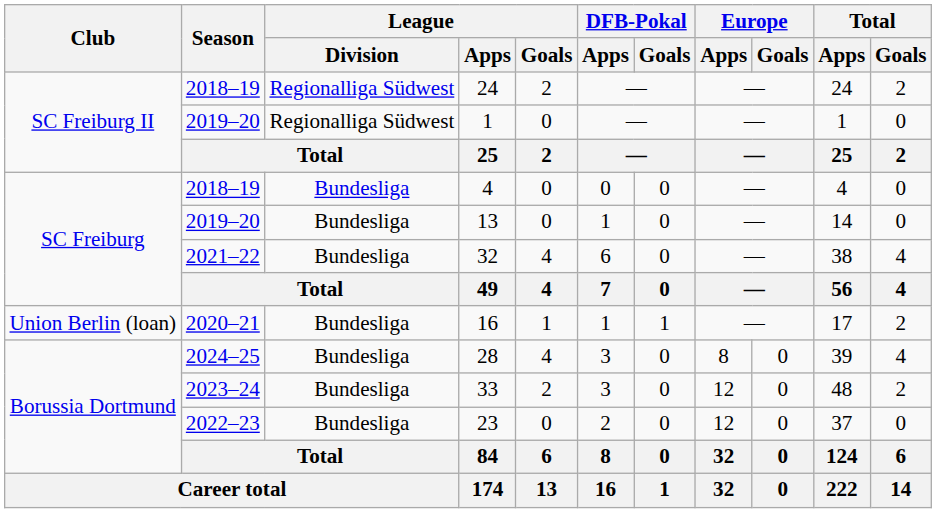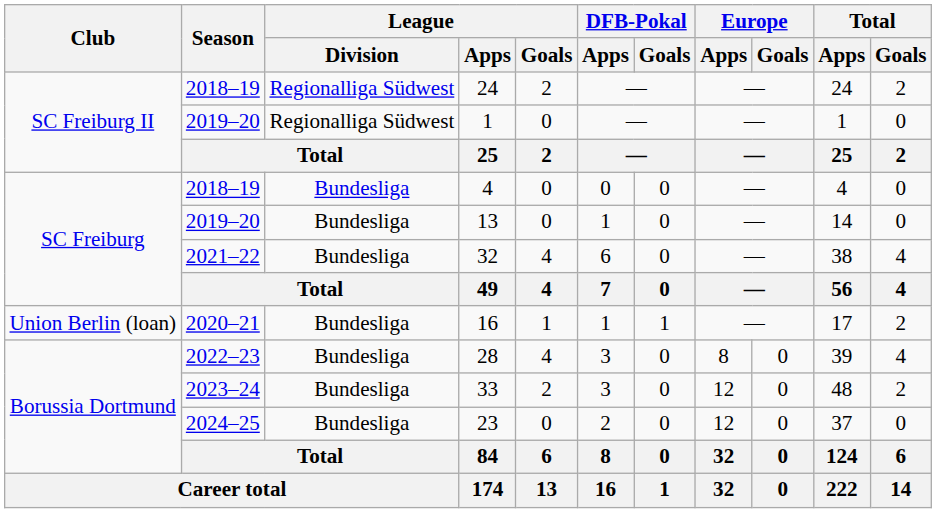(223, 356) 2024–25 -> (223, 356) 2022–23
(223, 423) 2022–23 -> (223, 423) 2024–25
